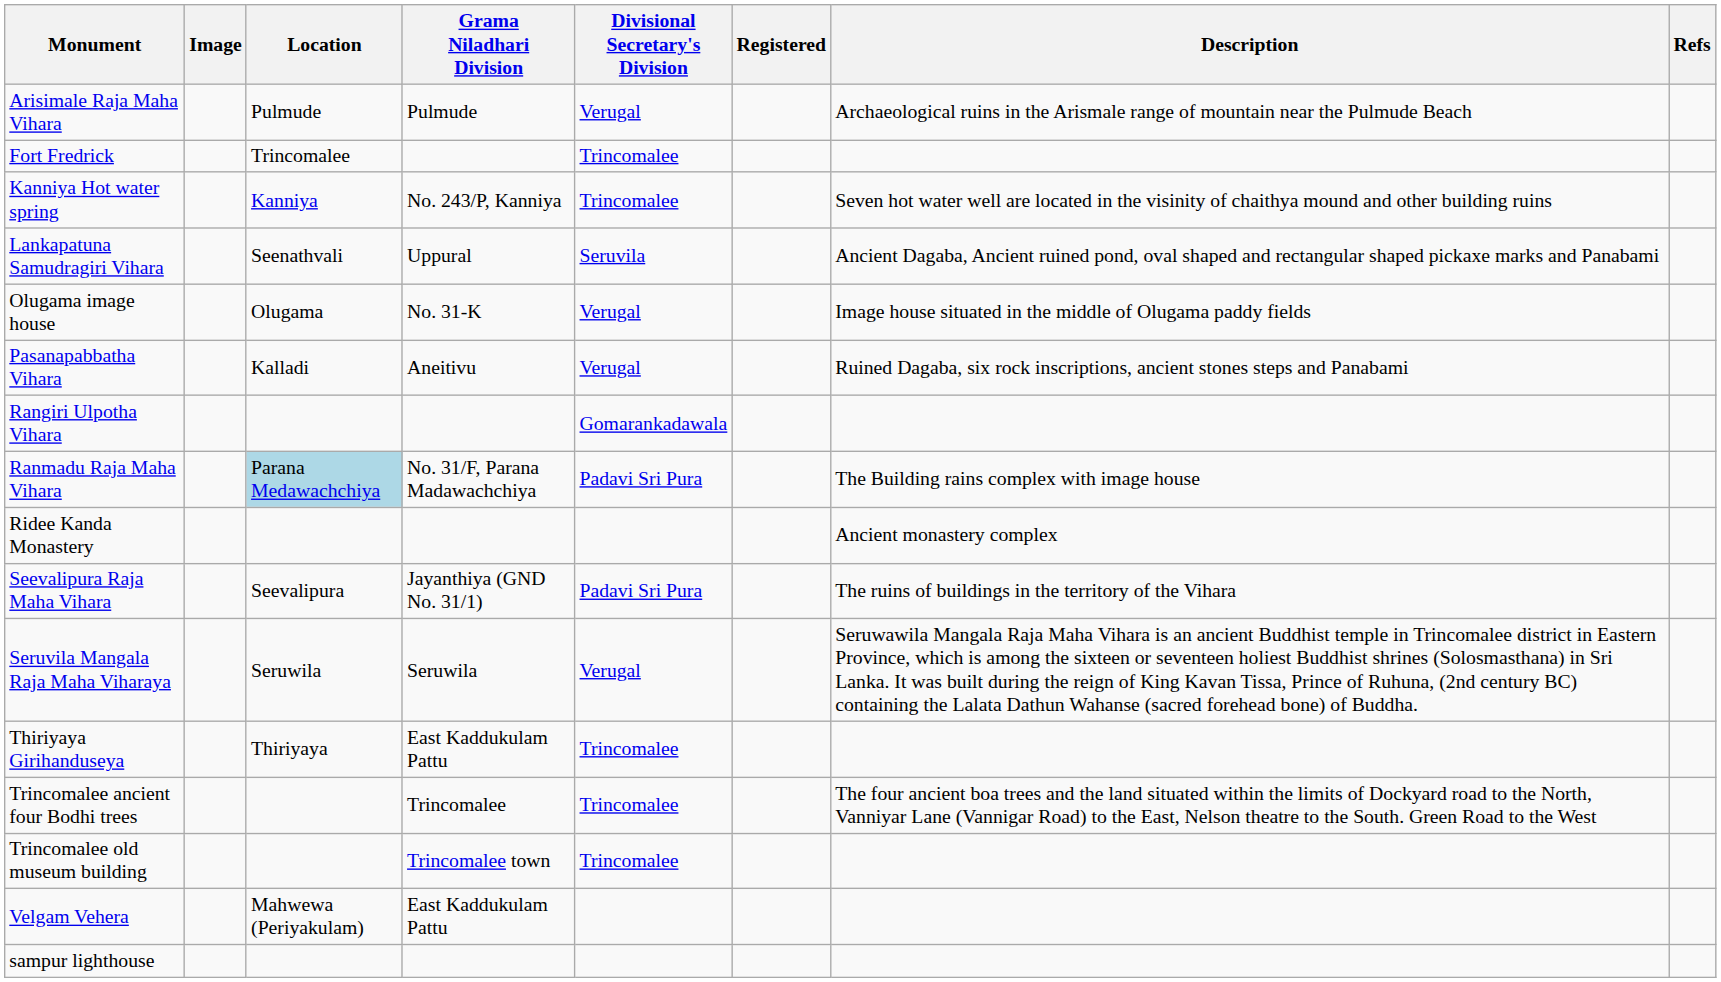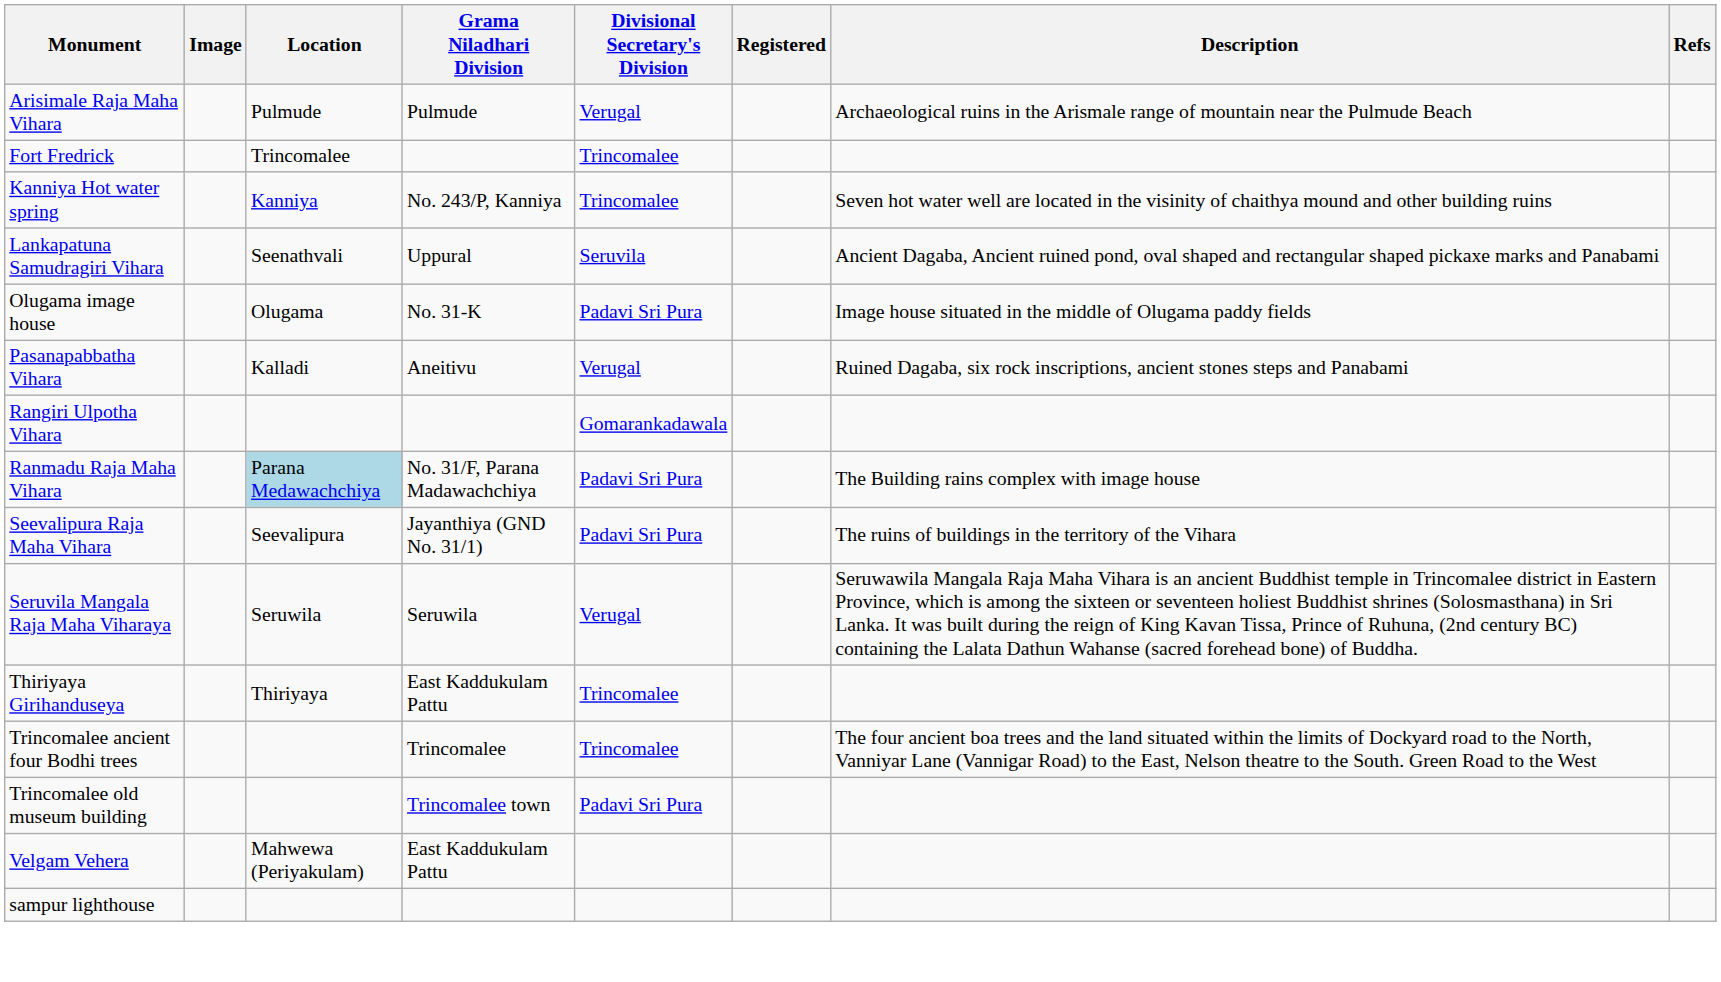(610, 311) Verugal -> (641, 311) Padavi Sri Pura
- row: (61, 535)
(629, 860) Trincomalee -> (641, 805) Padavi Sri Pura
